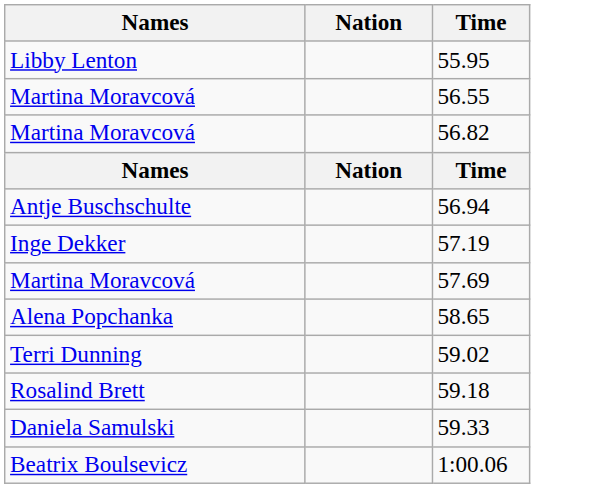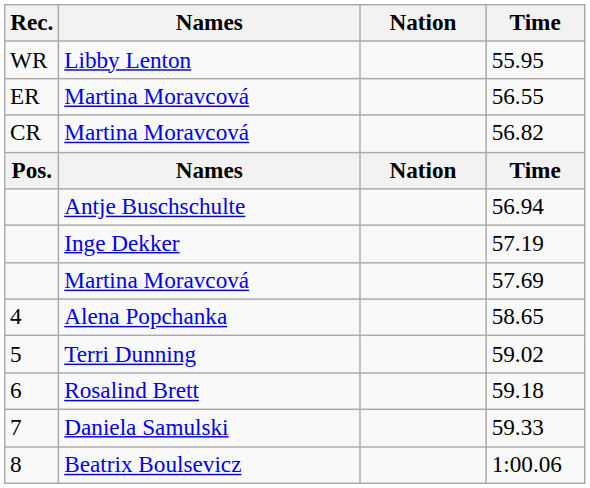+ column: (32, 22)
